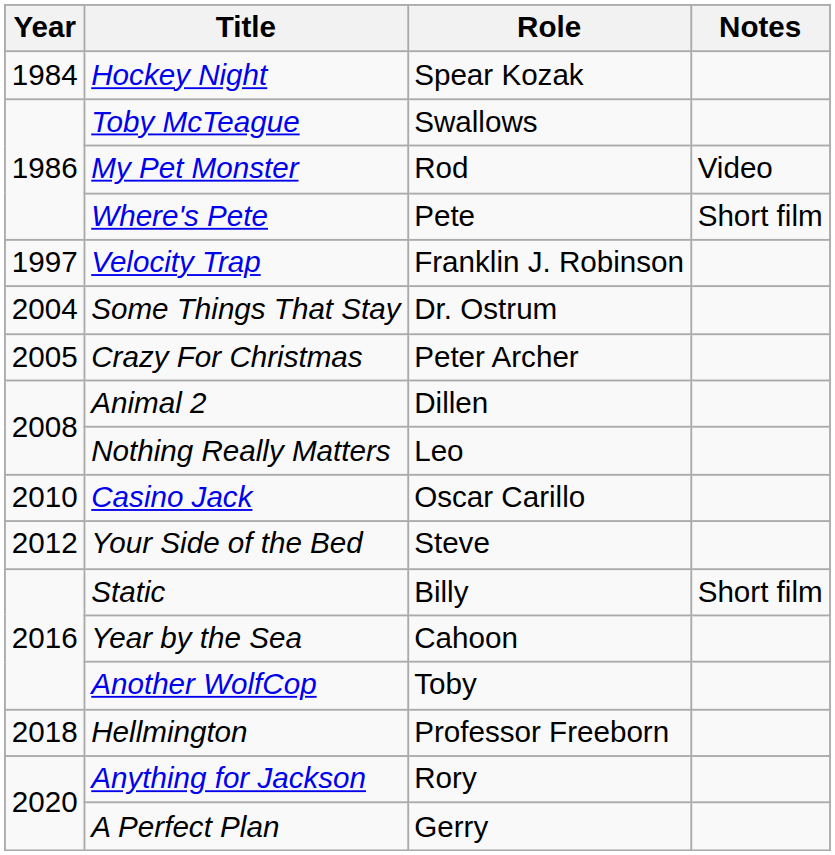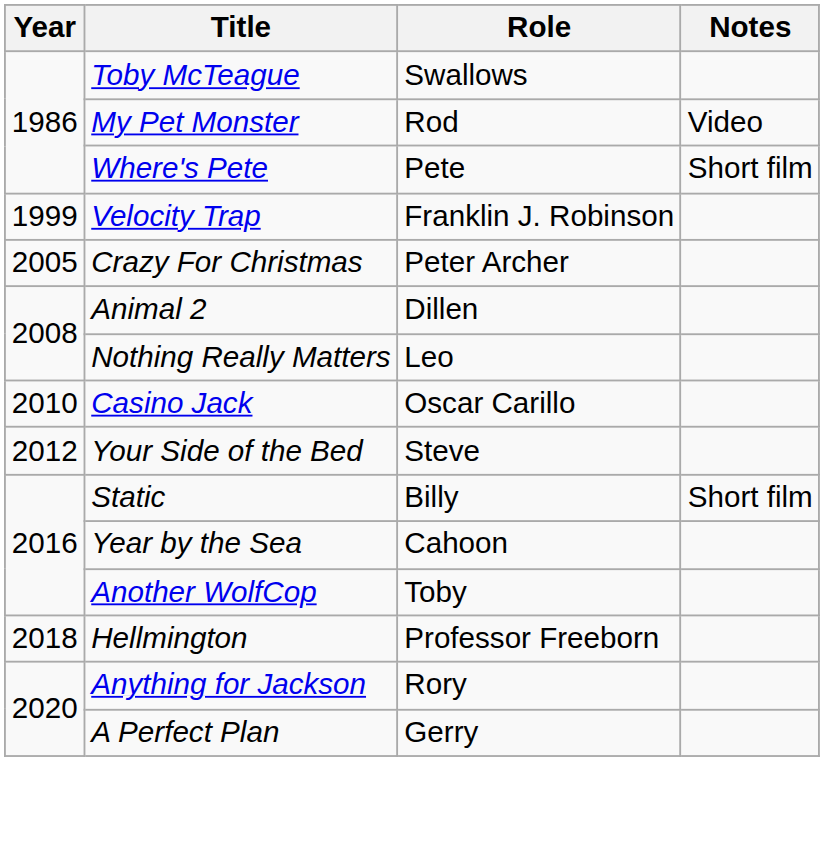- row: (179, 74)
(45, 262) 1997 -> (45, 215) 1999
- row: (246, 309)
